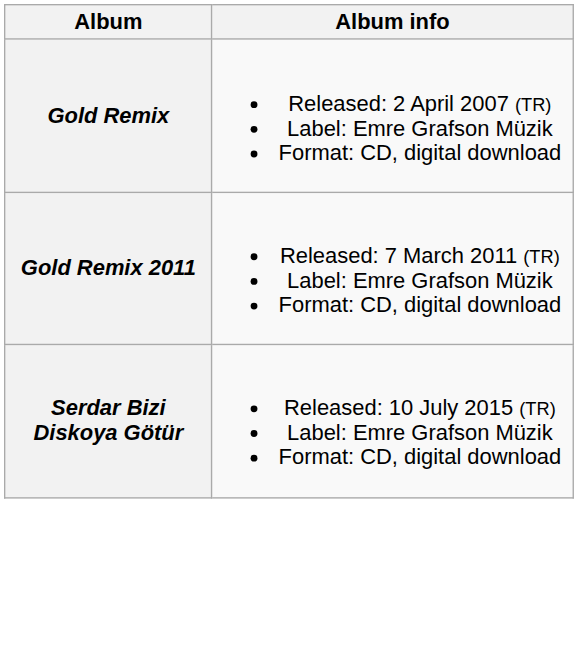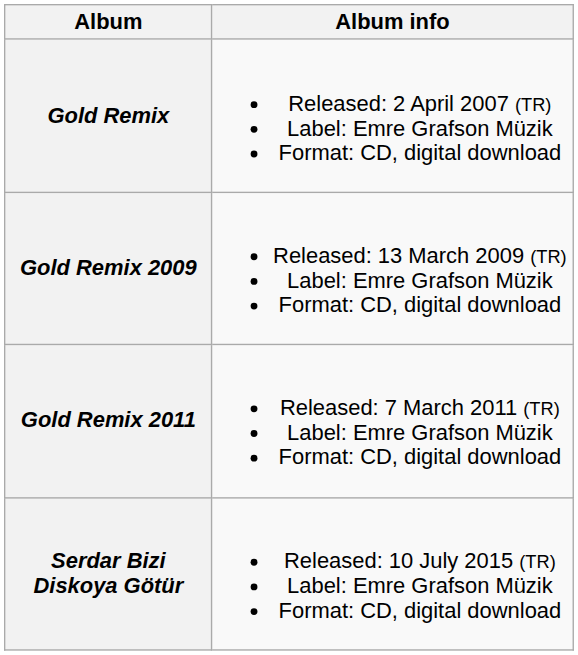+ row: (108, 268)
